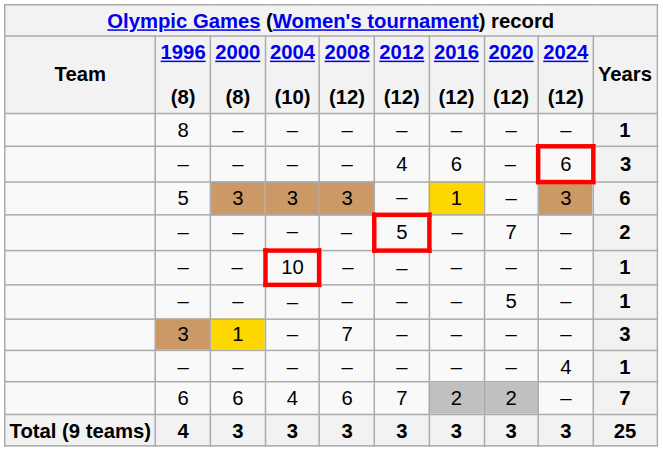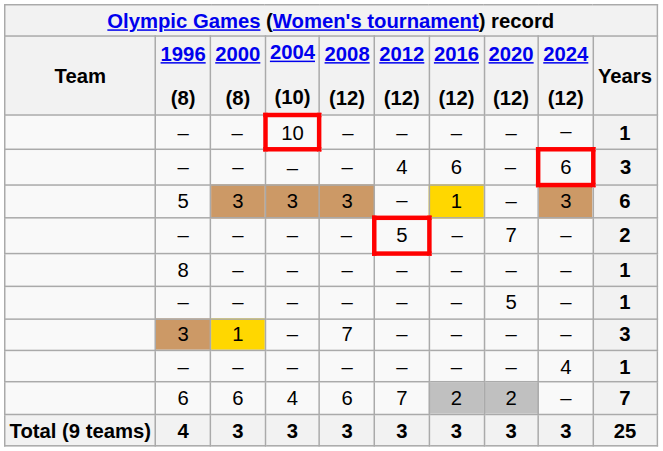rows swapped: (183, 130) <-> (183, 267)
